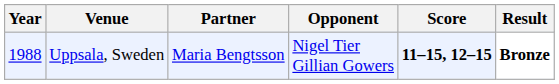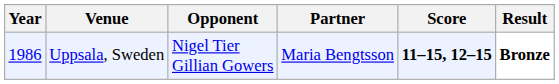columns swapped: (228, 18) <-> (343, 18)
(25, 55) 1988 -> (25, 55) 1986
